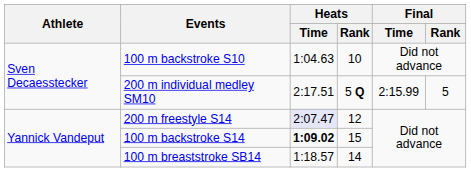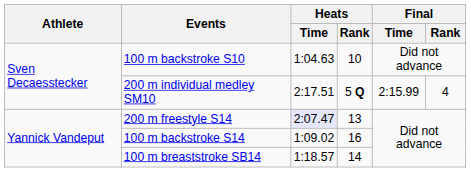(445, 92) 5 -> (445, 92) 4
(355, 118) 12 -> (355, 118) 13
(314, 137) bold -> (314, 137) normal
(355, 137) 15 -> (355, 137) 16
